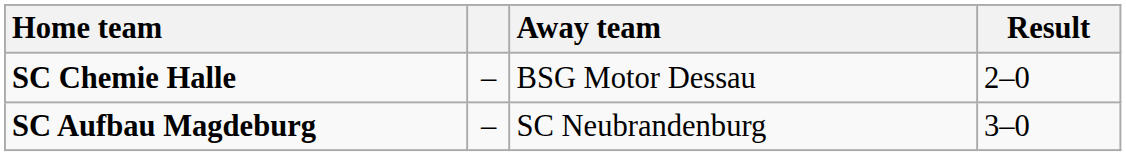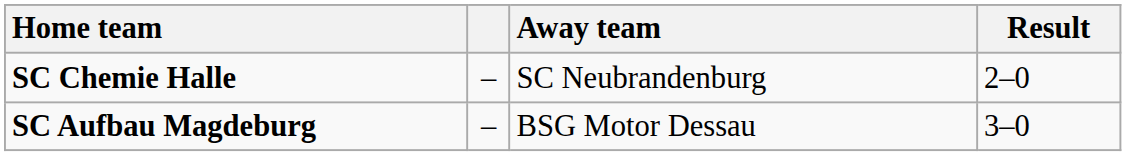(636, 77) BSG Motor Dessau -> (641, 77) SC Neubrandenburg
(641, 125) SC Neubrandenburg -> (636, 125) BSG Motor Dessau
